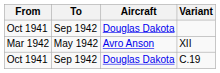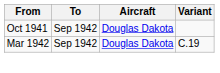- row: (185, 44)
(27, 60) Oct 1941 -> (28, 44) Mar 1942
